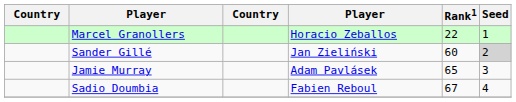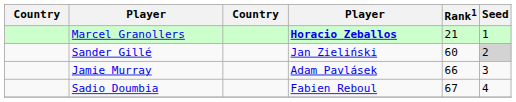(344, 34) normal -> (344, 34) bold
(451, 34) 22 -> (451, 34) 21
(451, 70) 65 -> (451, 70) 66
